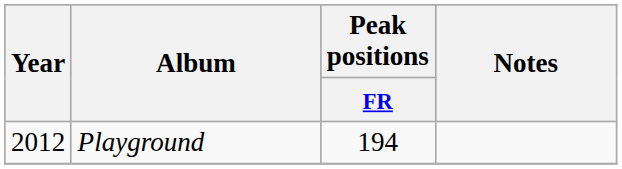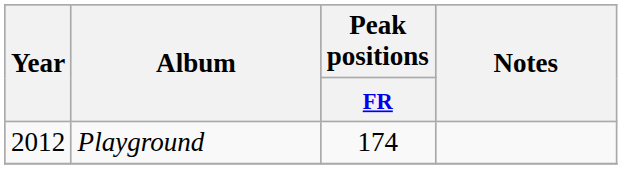(378, 142) 194 -> (378, 142) 174
